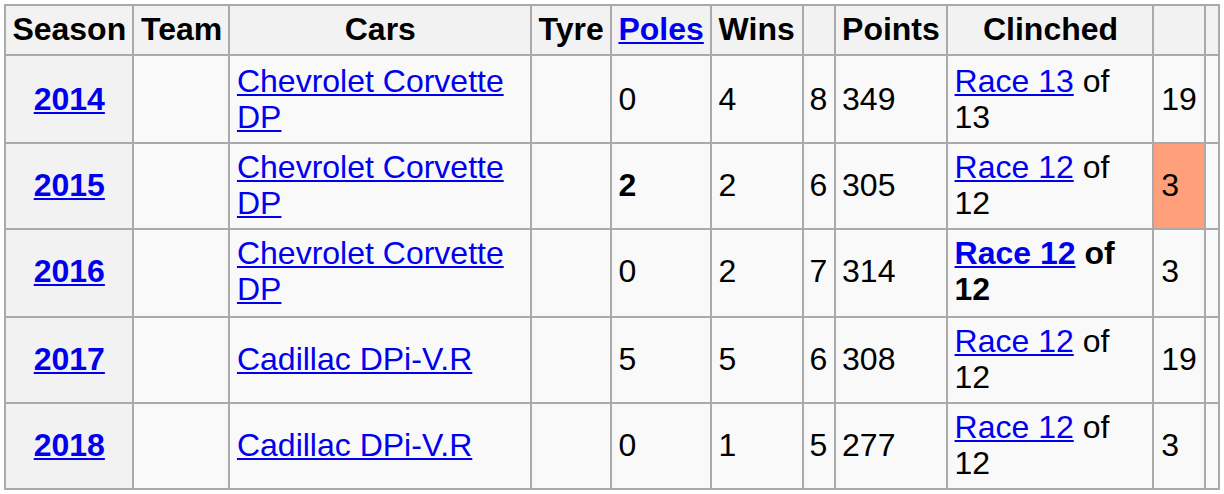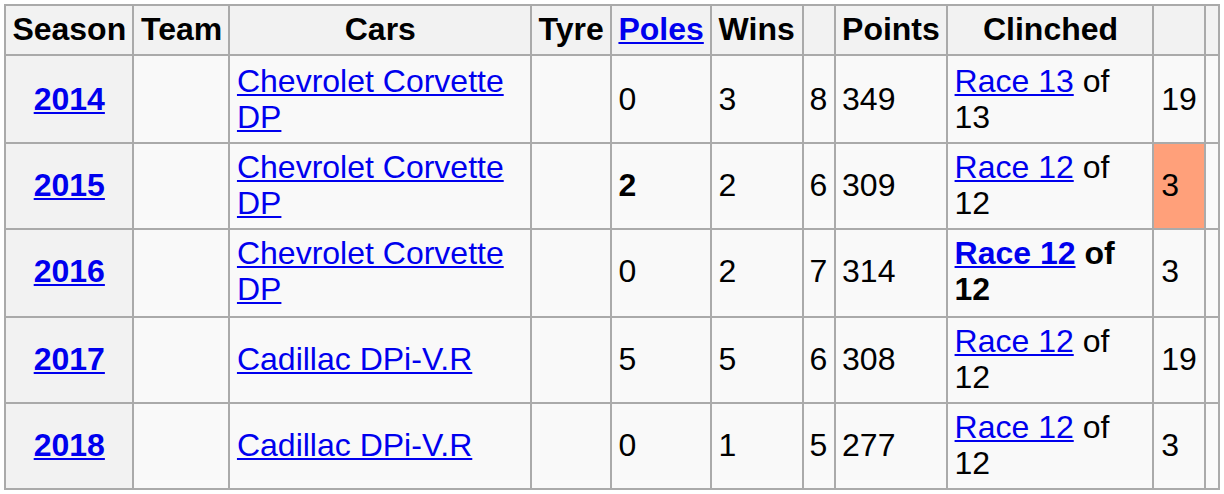(727, 98) 4 -> (727, 98) 3
(869, 185) 305 -> (869, 185) 309
